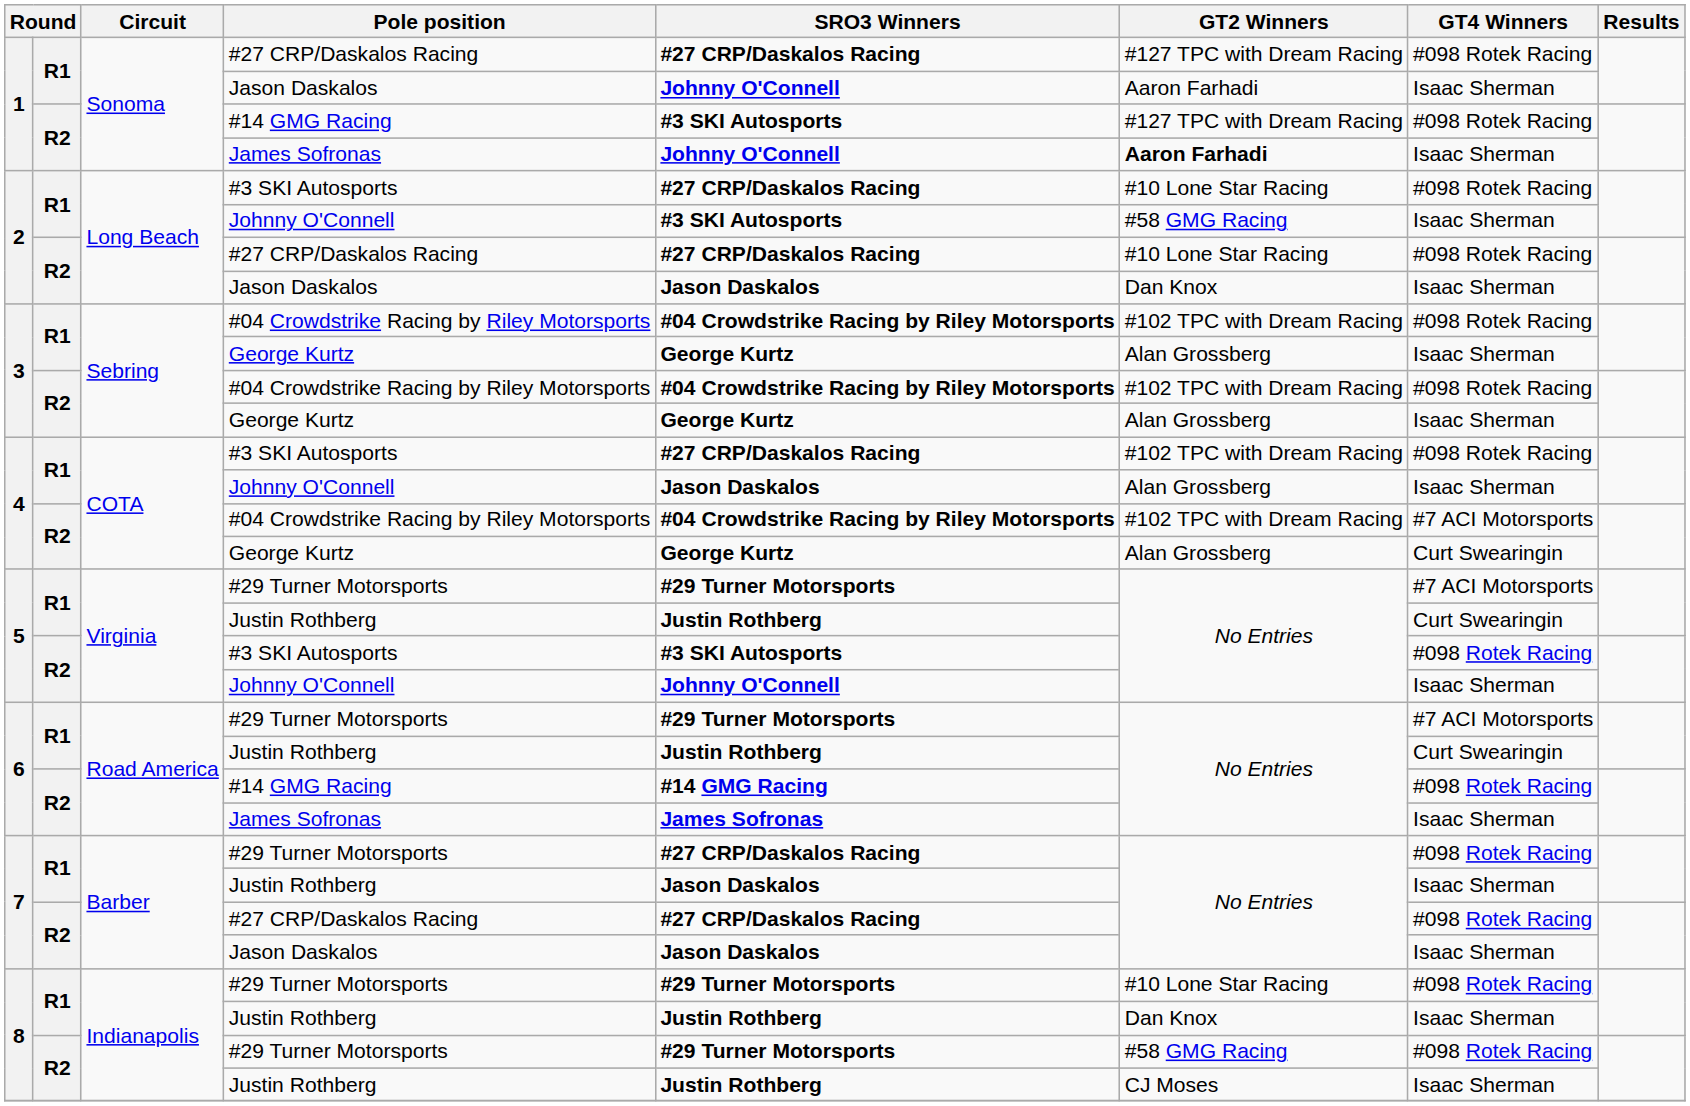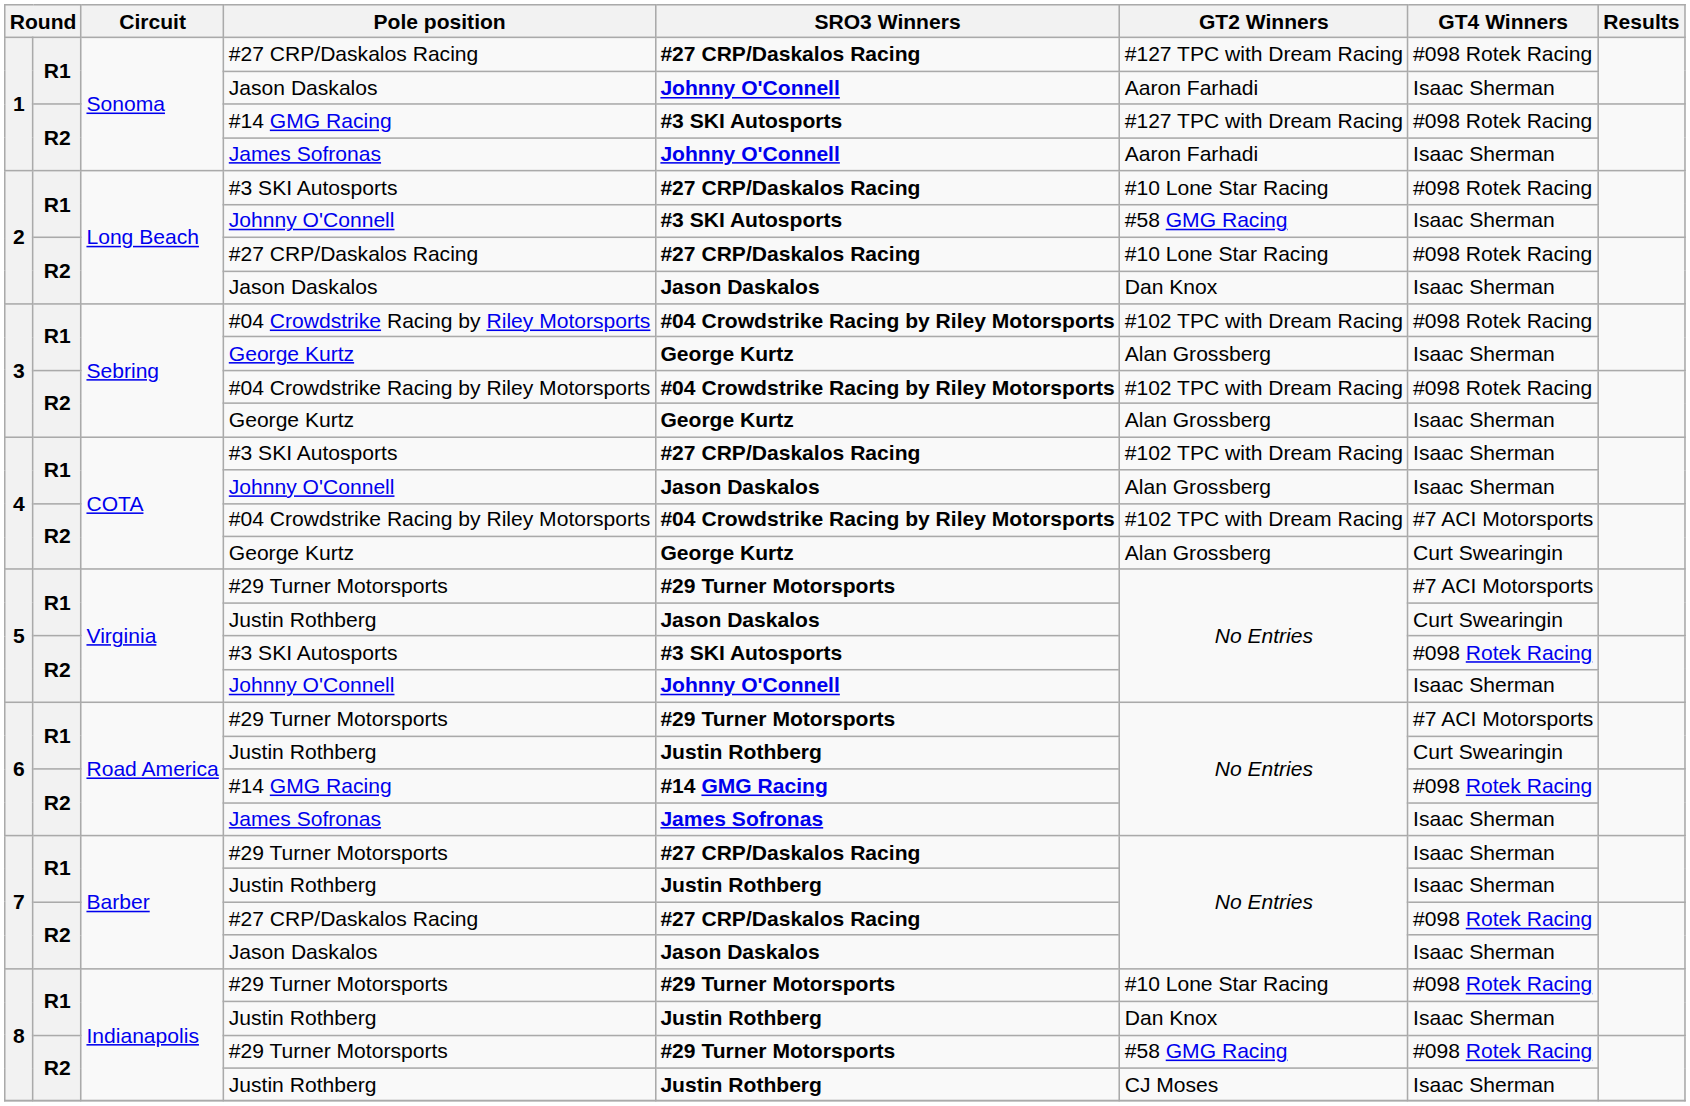(1196, 154) bold -> (1191, 154) normal
(1503, 453) #098 Rotek Racing -> (1484, 453) Isaac Sherman
(741, 619) Justin Rothberg -> (740, 619) Jason Daskalos
(1503, 852) #098 Rotek Racing -> (1484, 852) Isaac Sherman
(740, 885) Jason Daskalos -> (741, 885) Justin Rothberg
